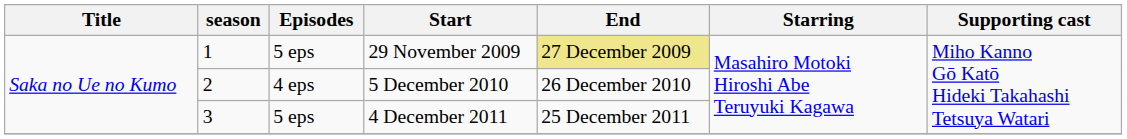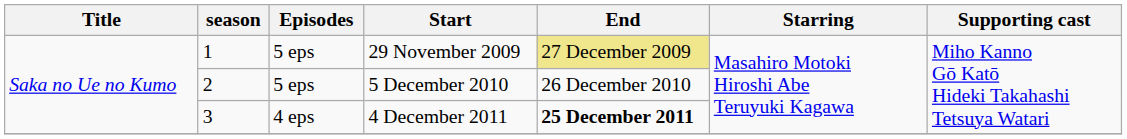(294, 84) 4 eps -> (294, 84) 5 eps
(294, 117) 5 eps -> (294, 117) 4 eps
(616, 117) normal -> (617, 117) bold
